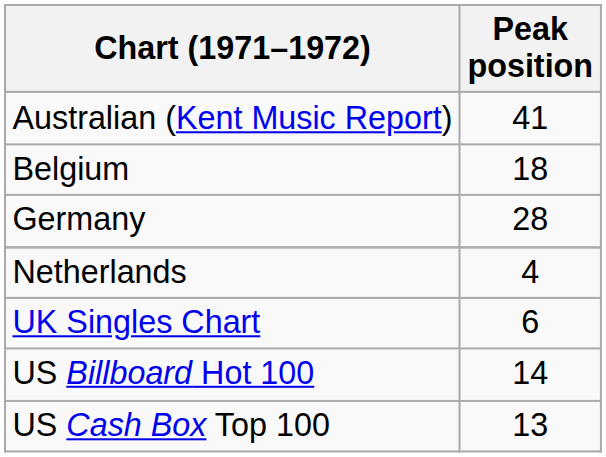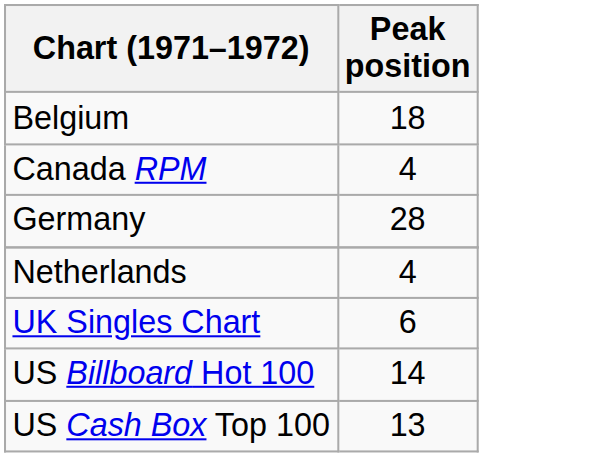- row: (232, 117)
+ row: (109, 169)
